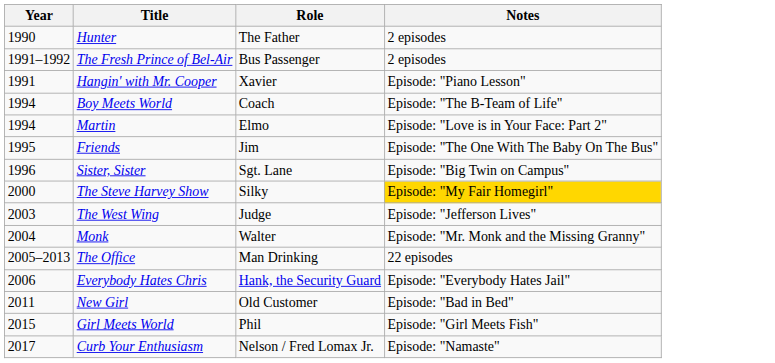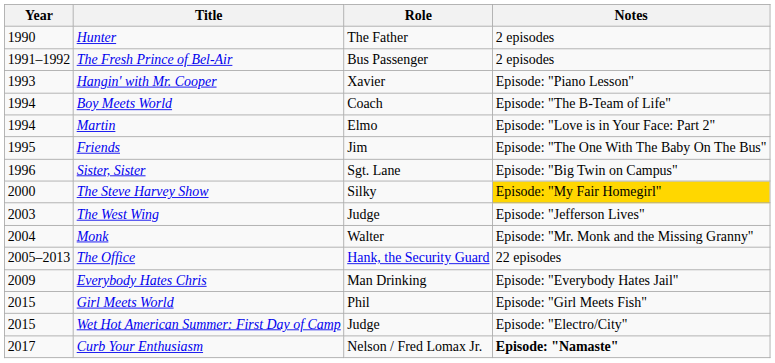(22, 81) 1991 -> (22, 81) 1993
(278, 258) Man Drinking -> (418, 258) Hank, the Security Guard
(22, 280) 2006 -> (22, 280) 2009
(310, 280) Hank, the Security Guard -> (387, 280) Man Drinking
- row: (102, 302)
+ row: (209, 324)
(444, 346) normal -> (557, 346) bold
